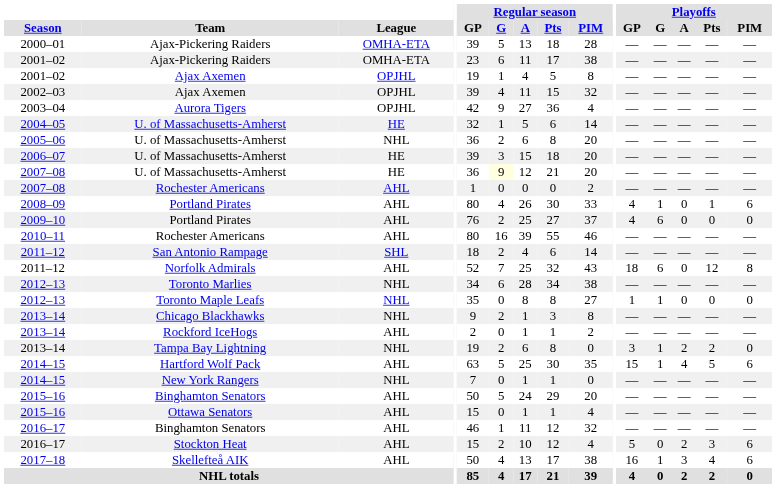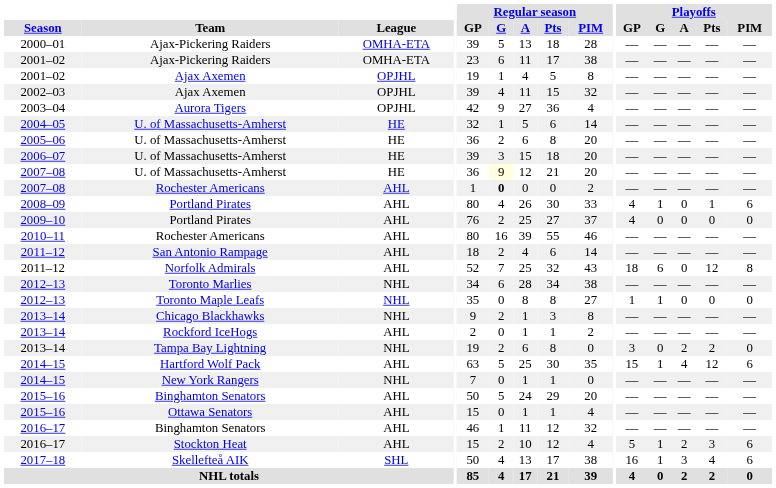(396, 140) NHL -> (396, 140) HE
(501, 188) normal -> (501, 188) bold
(660, 220) 6 -> (660, 220) 0
(396, 252) SHL -> (396, 252) AHL
(660, 348) 1 -> (660, 348) 0
(712, 364) 5 -> (712, 364) 12
(660, 444) 0 -> (660, 444) 1
(396, 460) AHL -> (396, 460) SHL
